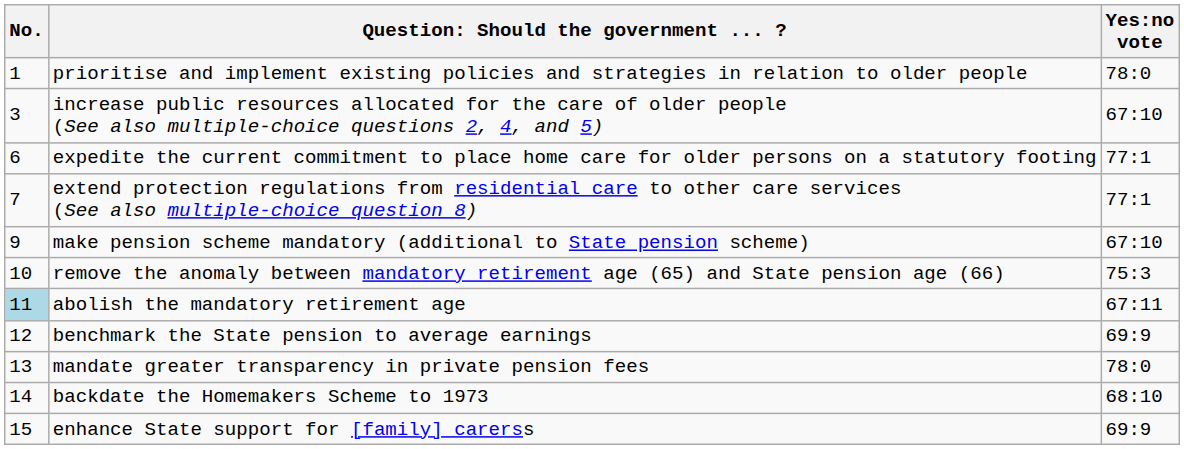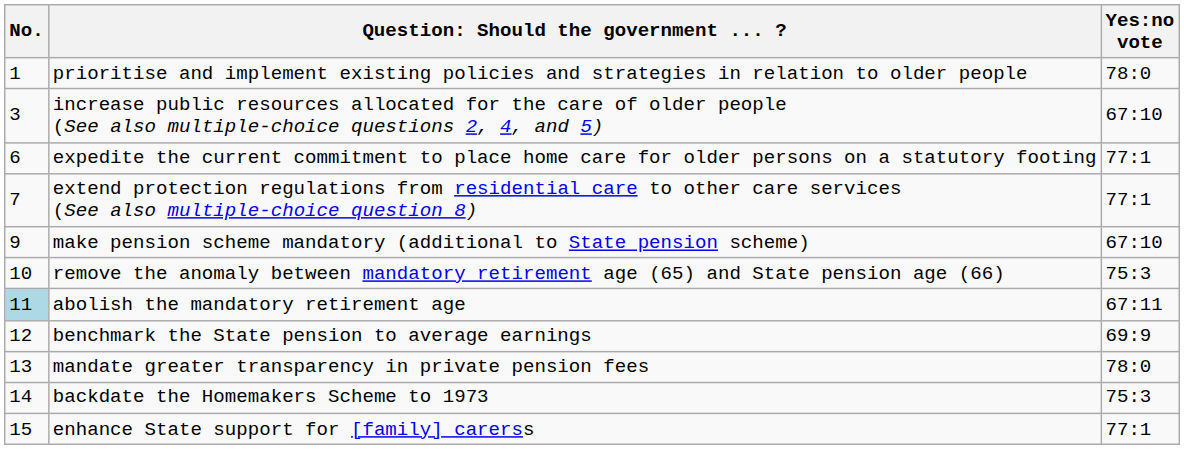(1134, 398) 68:10 -> (1128, 398) 75:3
(1128, 429) 69:9 -> (1128, 429) 77:1
